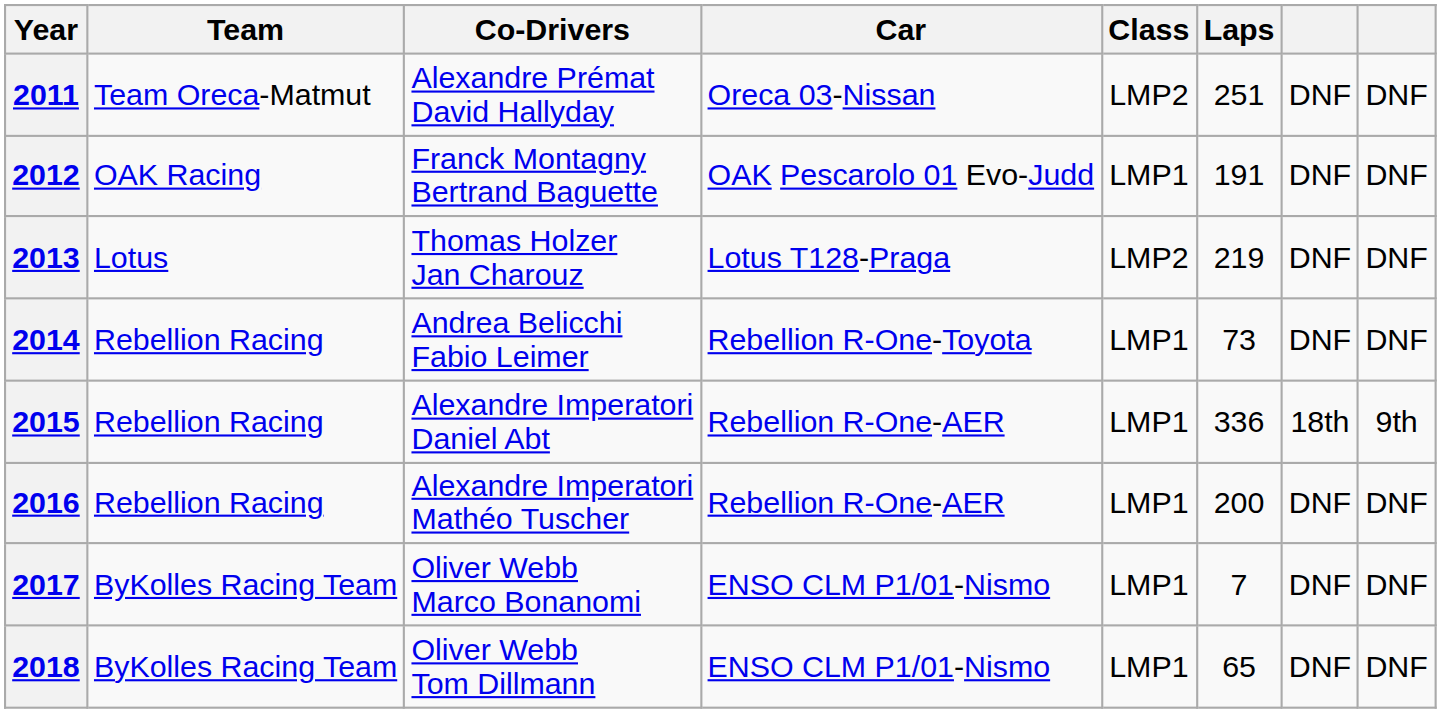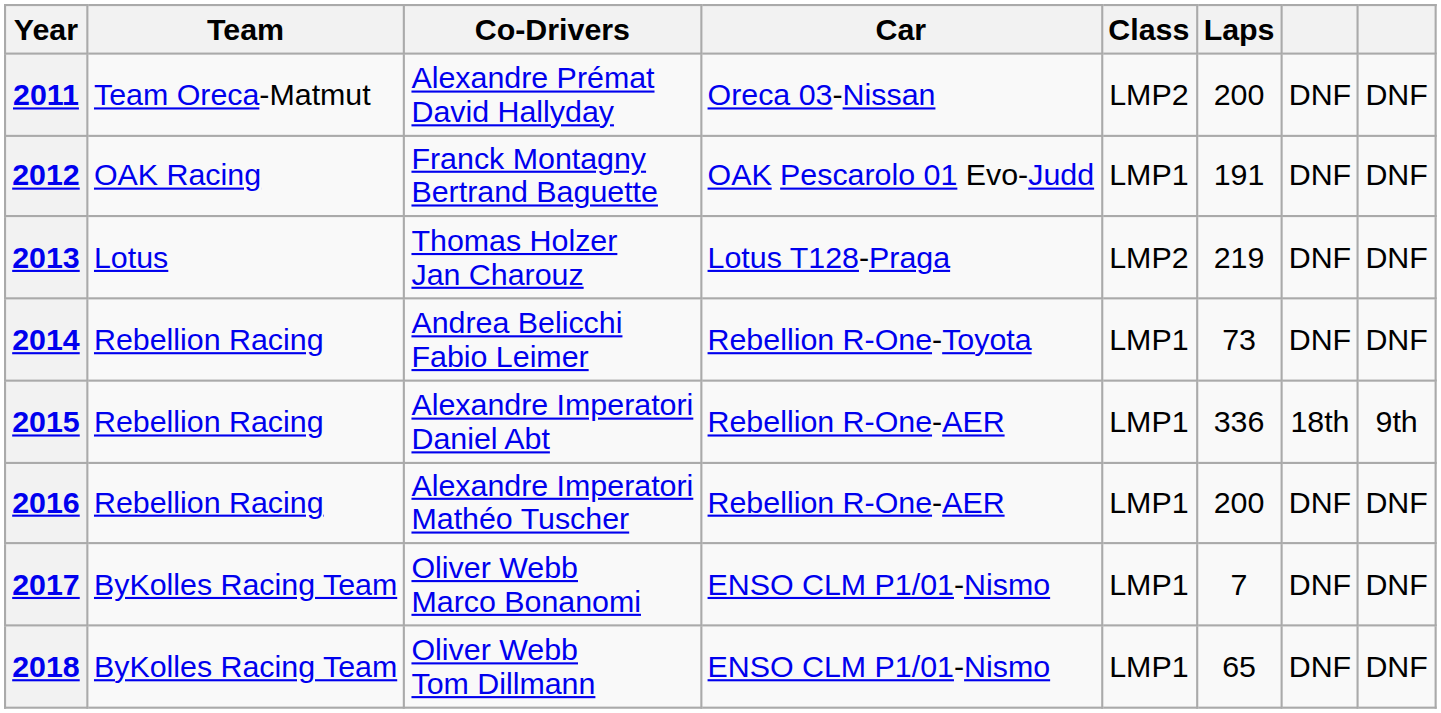(1239, 94) 251 -> (1239, 94) 200
